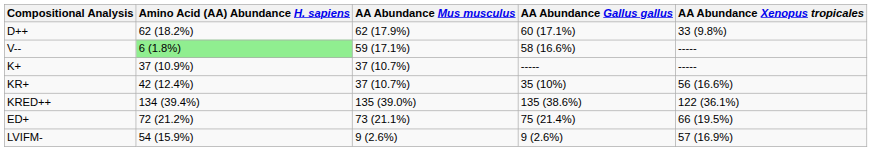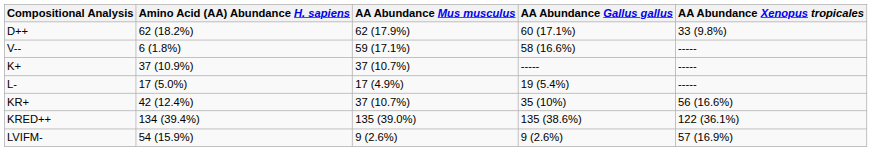(160, 48) lightgreen background -> (160, 48) no background
+ row: (12, 84)
- row: (18, 119)
